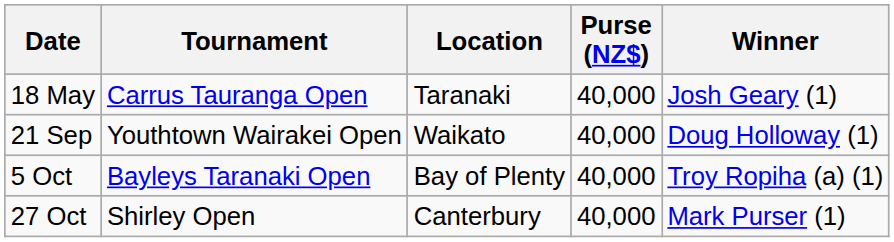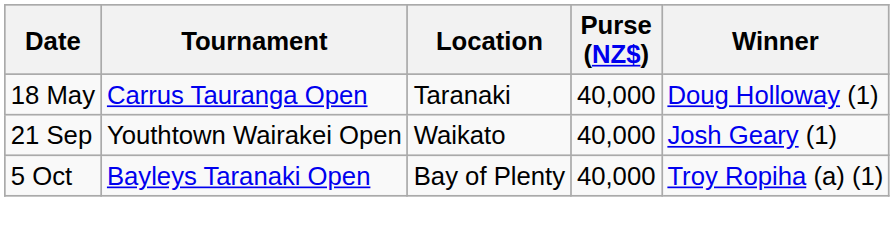(752, 95) Josh Geary (1) -> (773, 95) Doug Holloway (1)
(773, 135) Doug Holloway (1) -> (752, 135) Josh Geary (1)
- row: (49, 217)
